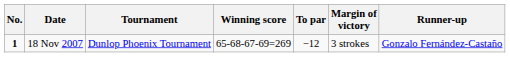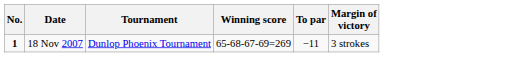- column: (442, 19)
(311, 43) −12 -> (311, 43) −11
